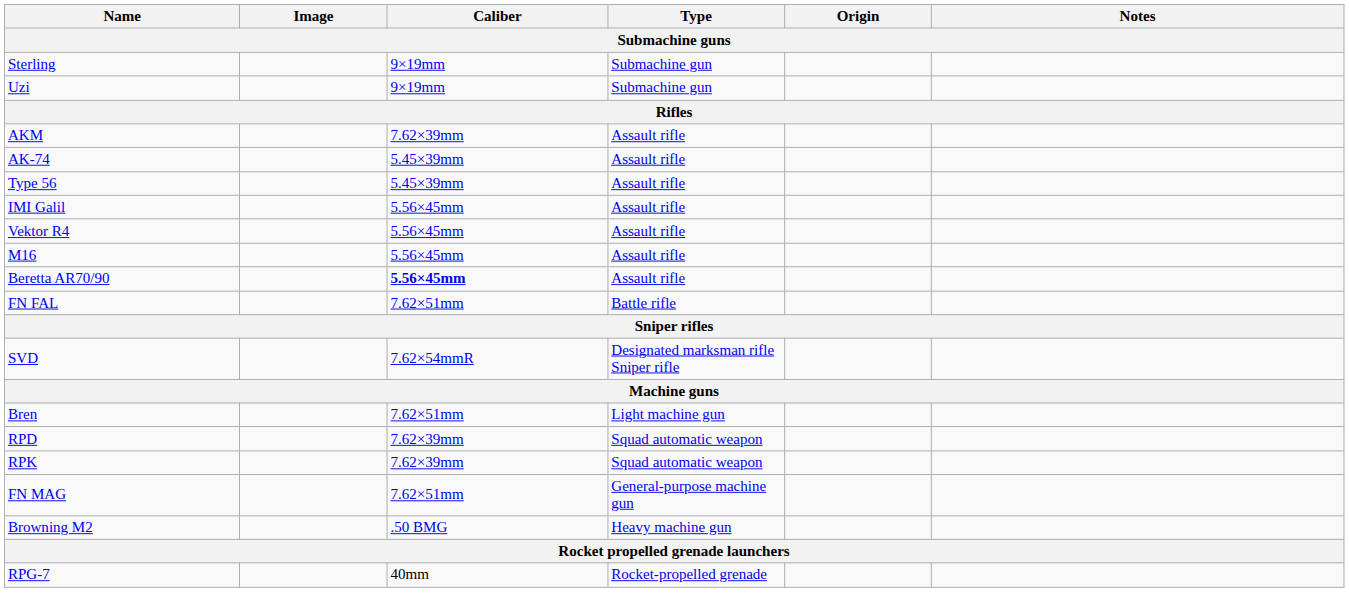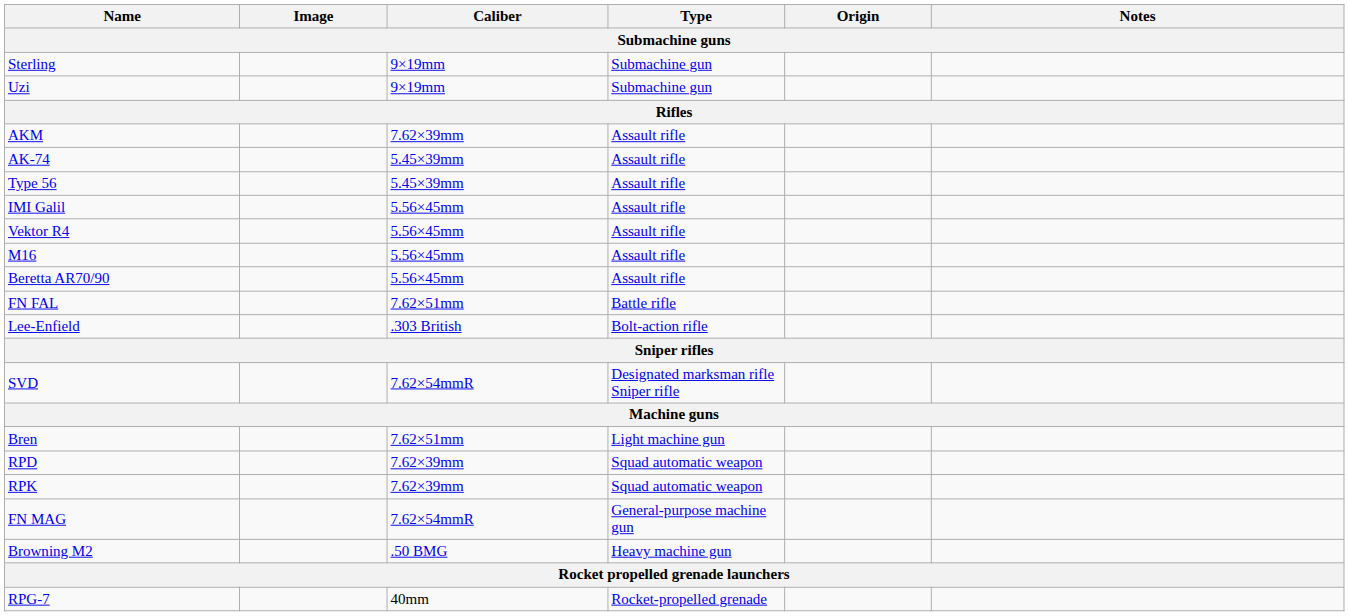(428, 278) bold -> (427, 278) normal
+ row: (44, 326)
(427, 495) 7.62×51mm -> (432, 518) 7.62×54mmR
